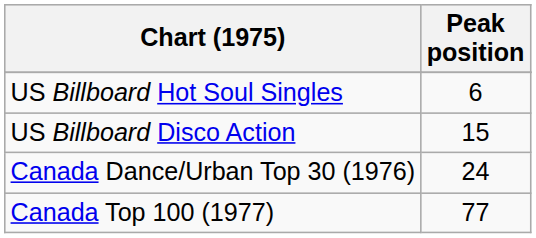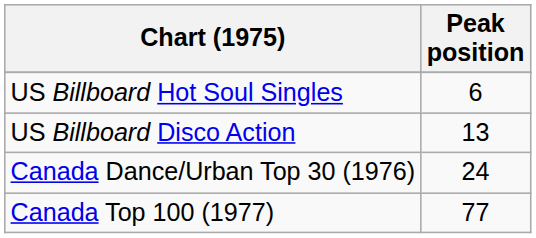(476, 132) 15 -> (476, 132) 13
